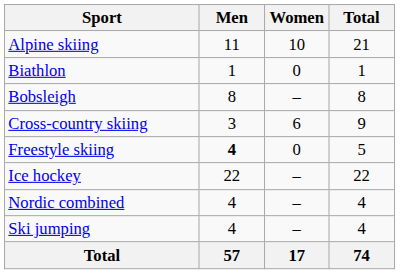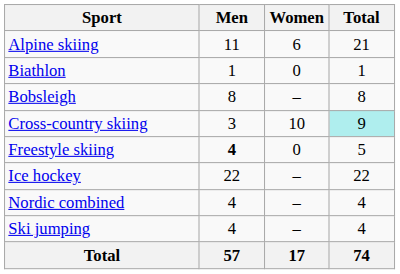(297, 44) 10 -> (297, 44) 6
(297, 123) 6 -> (297, 123) 10
(362, 123) no background -> (362, 123) paleturquoise background
